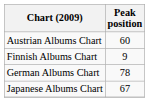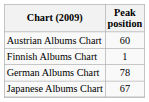(125, 56) 9 -> (125, 56) 1
